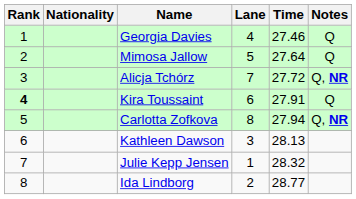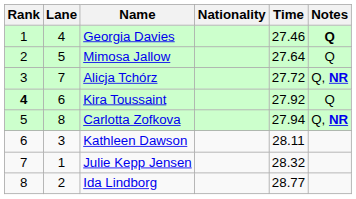columns swapped: (250, 15) <-> (80, 15)
(330, 36) normal -> (330, 36) bold
(288, 99) 27.91 -> (288, 99) 27.92
(288, 141) 28.13 -> (288, 141) 28.11
